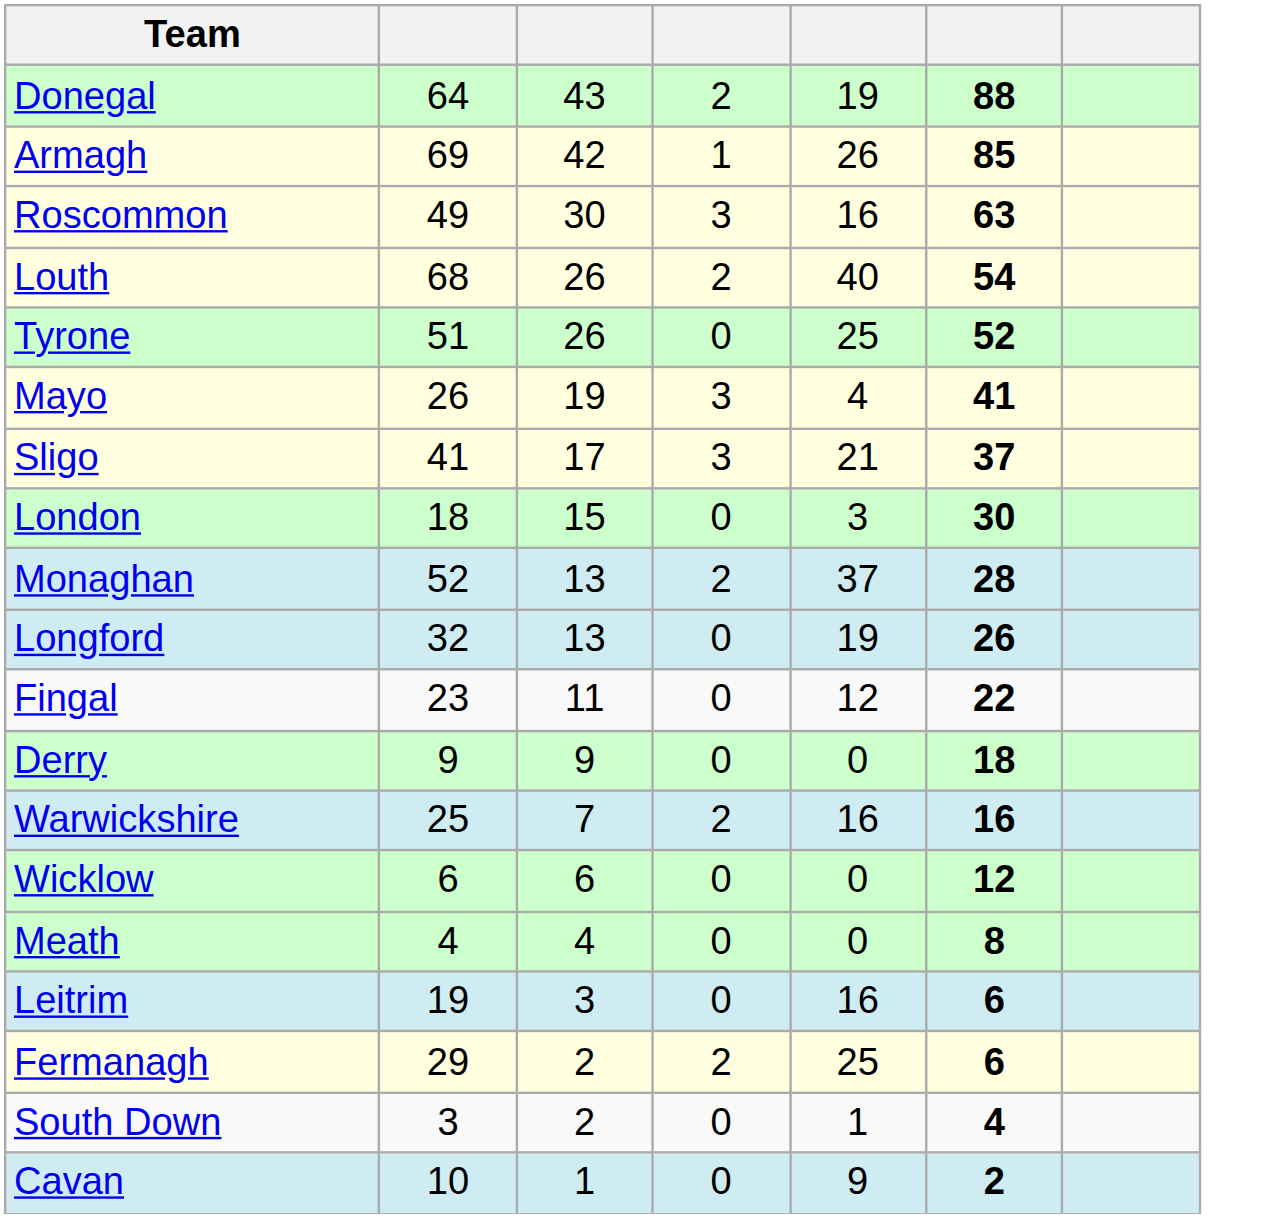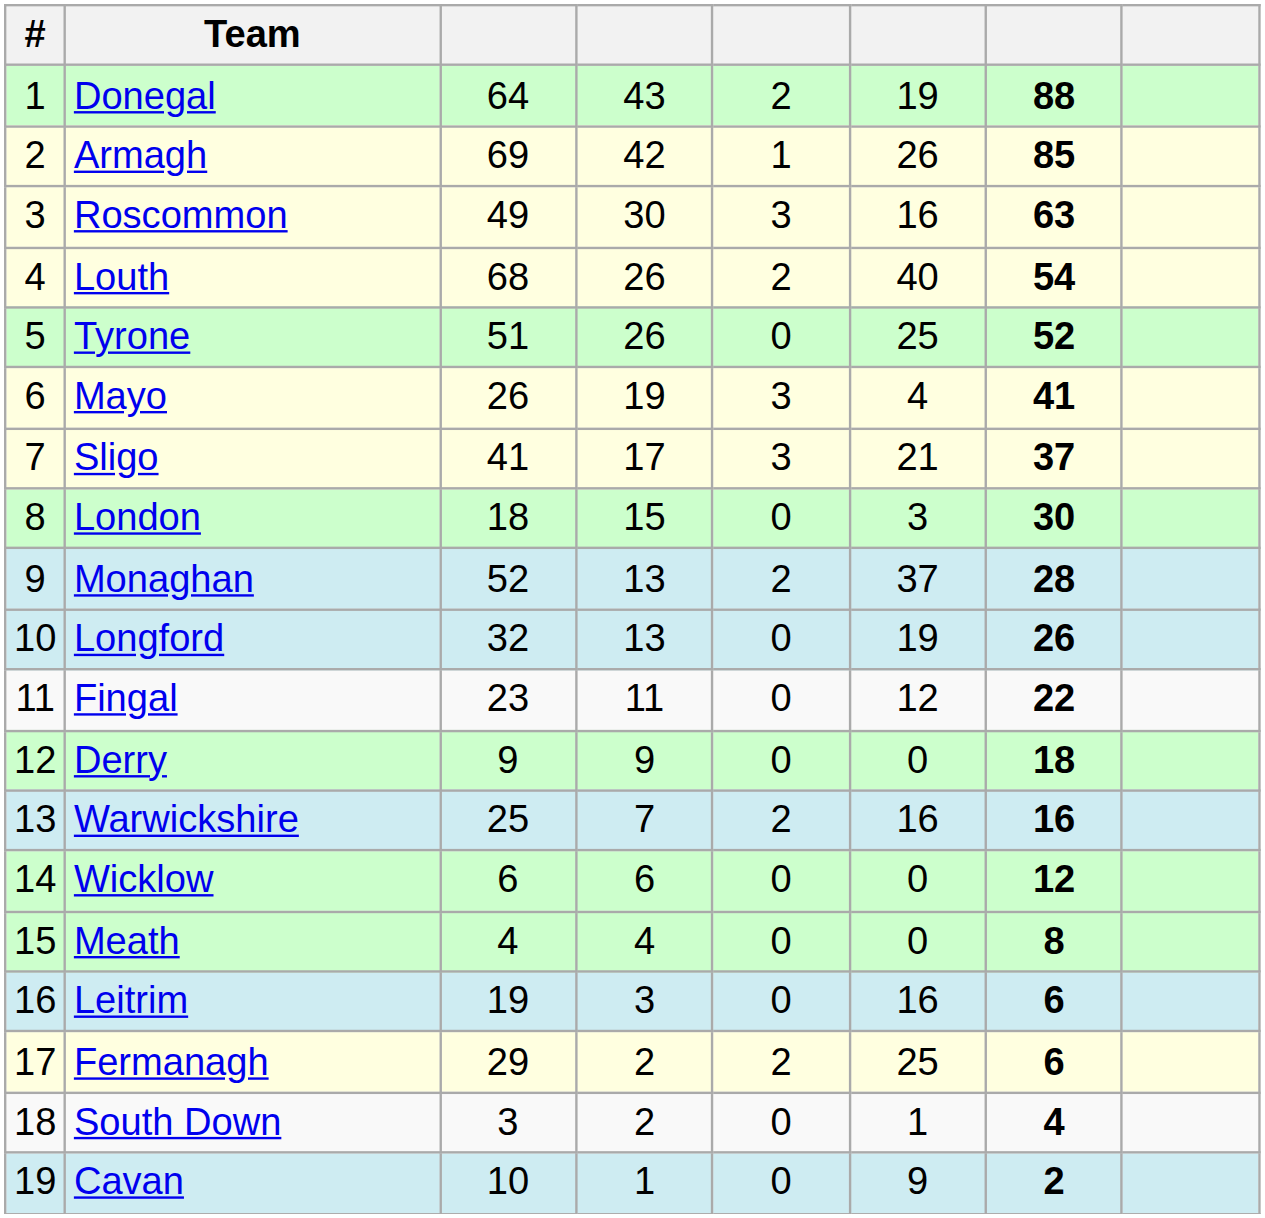+ column: (35, 34)
